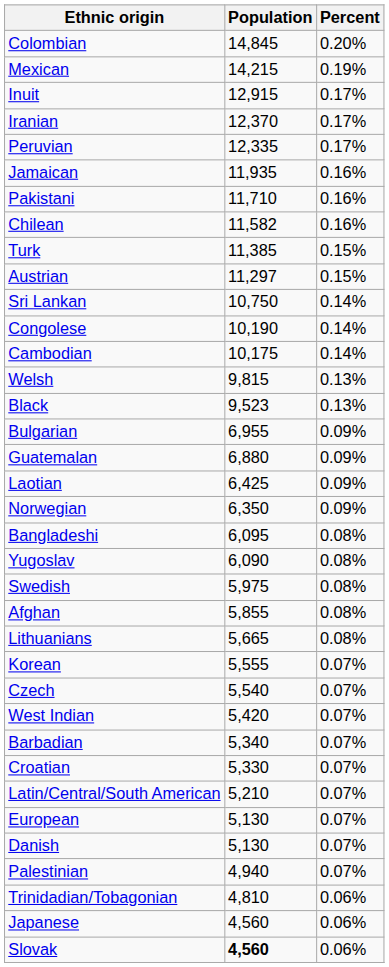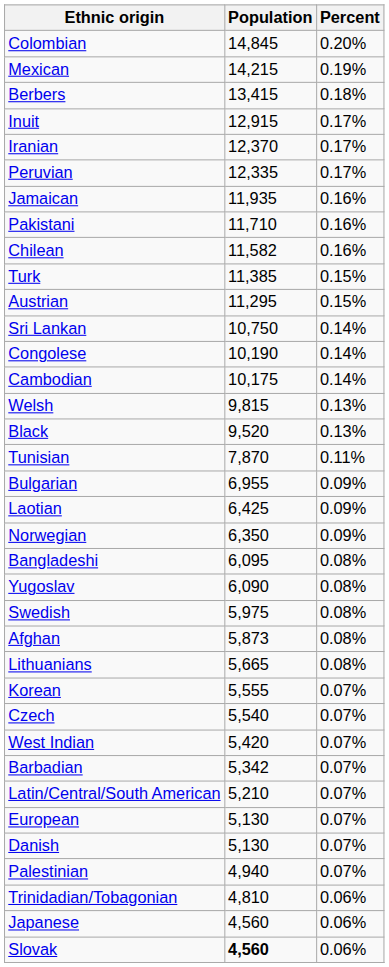+ row: (37, 95)
(252, 276) 11,297 -> (252, 302) 11,295
(249, 405) 9,523 -> (249, 431) 9,520
+ row: (39, 457)
- row: (53, 457)
(249, 613) 5,855 -> (249, 638) 5,873
(249, 742) 5,340 -> (249, 768) 5,342
- row: (39, 768)
